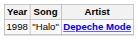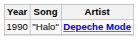(17, 27) 1998 -> (17, 27) 1990
